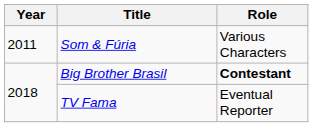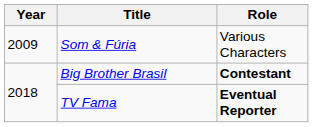(22, 44) 2011 -> (23, 44) 2009
(246, 102) normal -> (248, 102) bold
